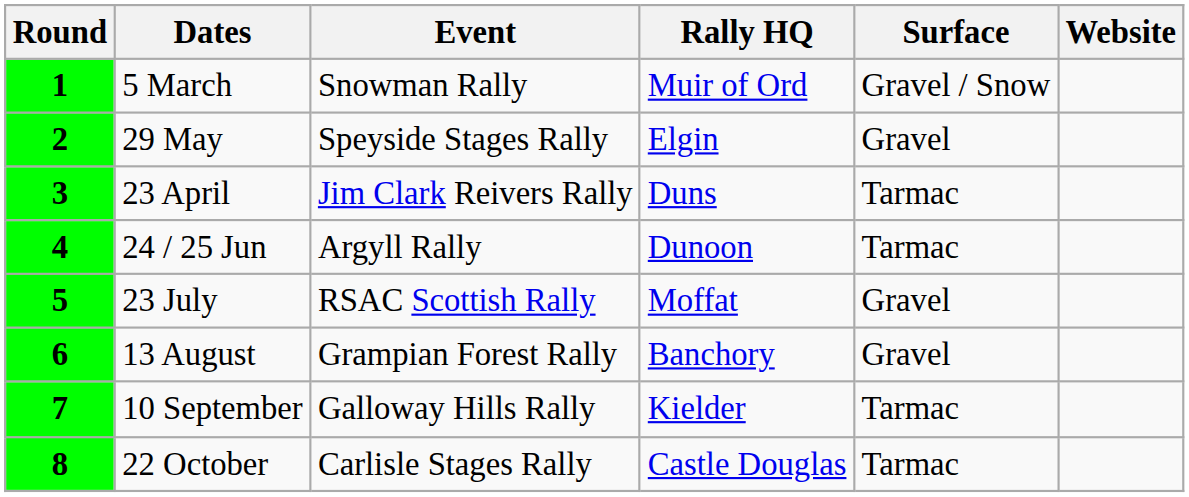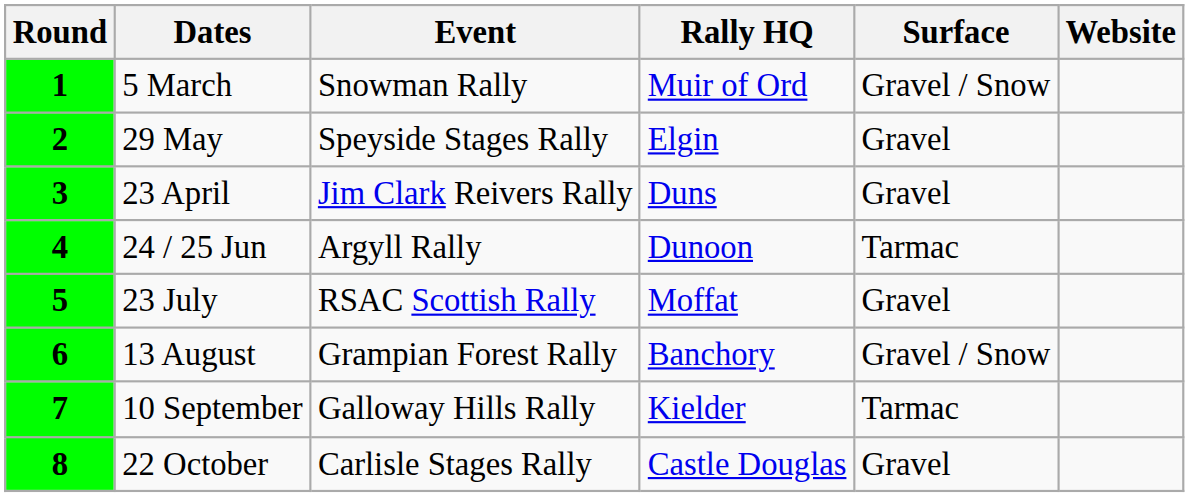(910, 193) Tarmac -> (906, 193) Gravel
(906, 354) Gravel -> (956, 354) Gravel / Snow
(910, 462) Tarmac -> (906, 462) Gravel
